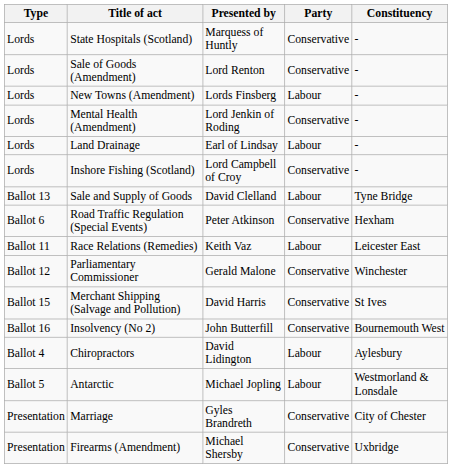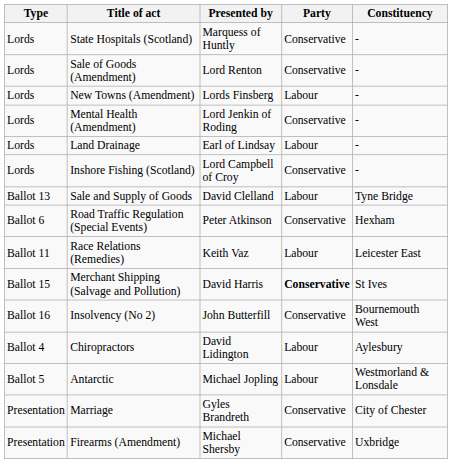- row: (104, 271)
(318, 302) normal -> (317, 284) bold
